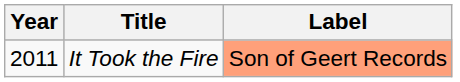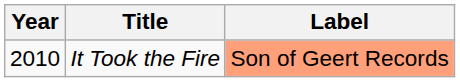(34, 58) 2011 -> (35, 58) 2010
